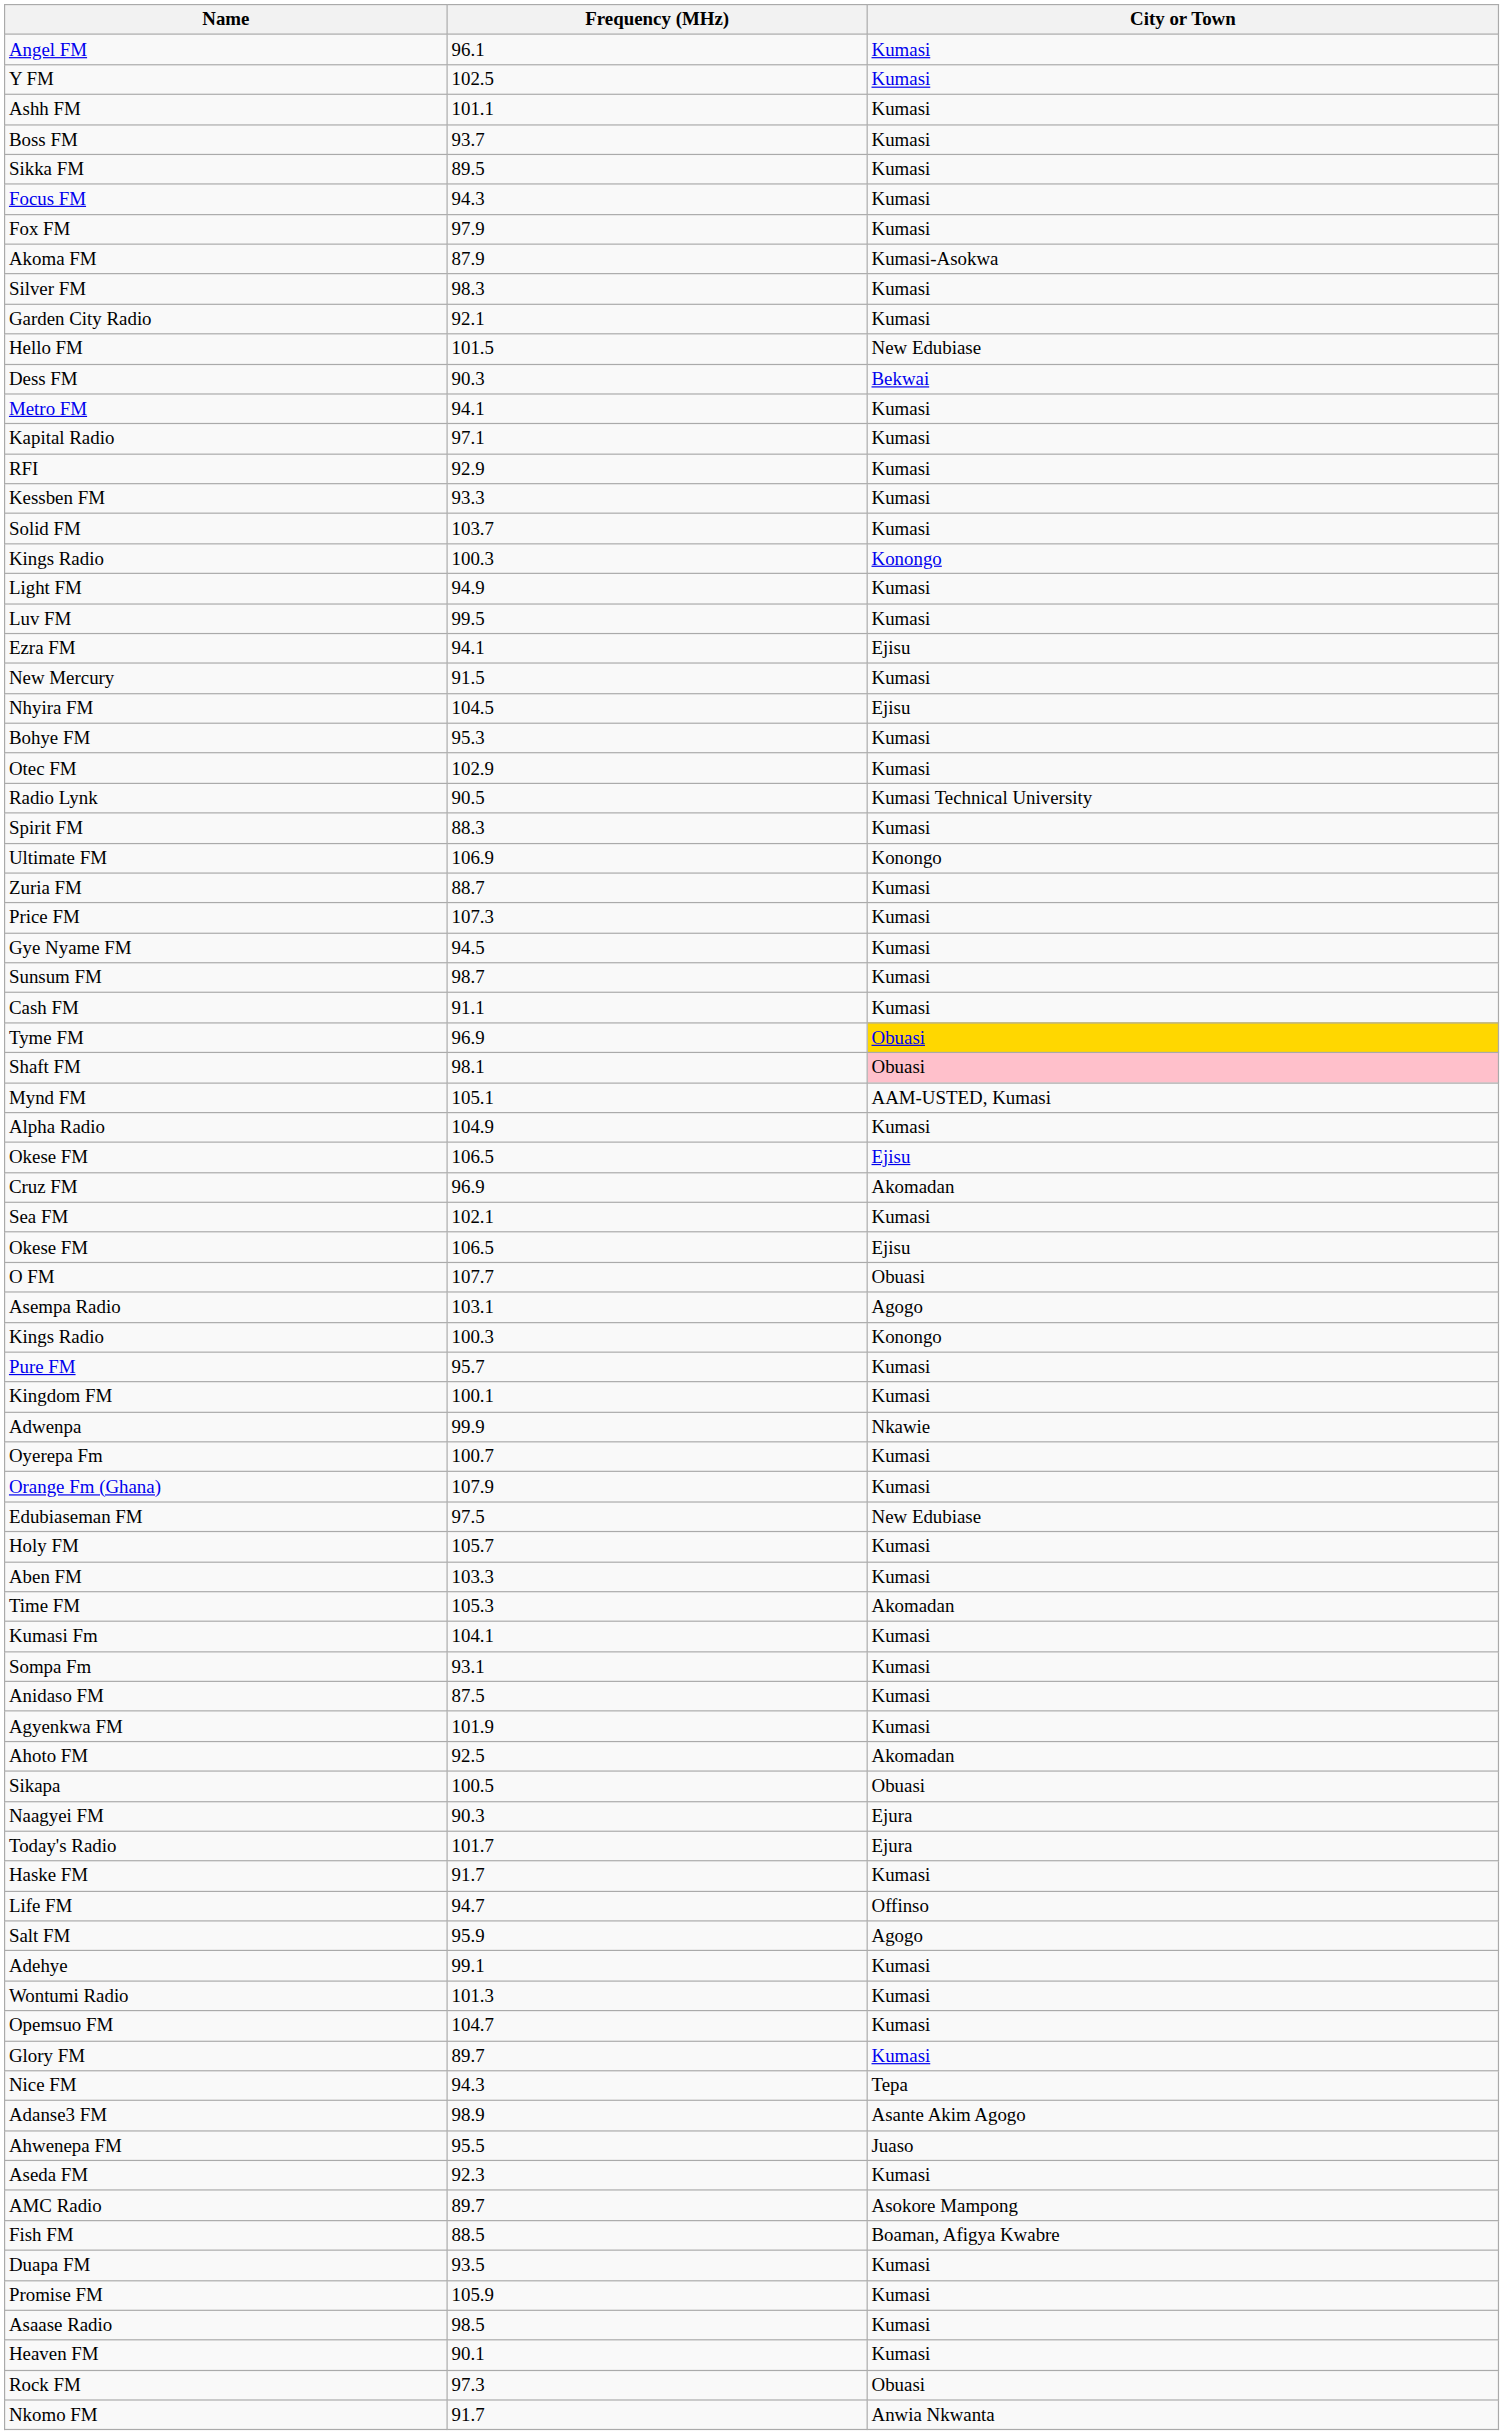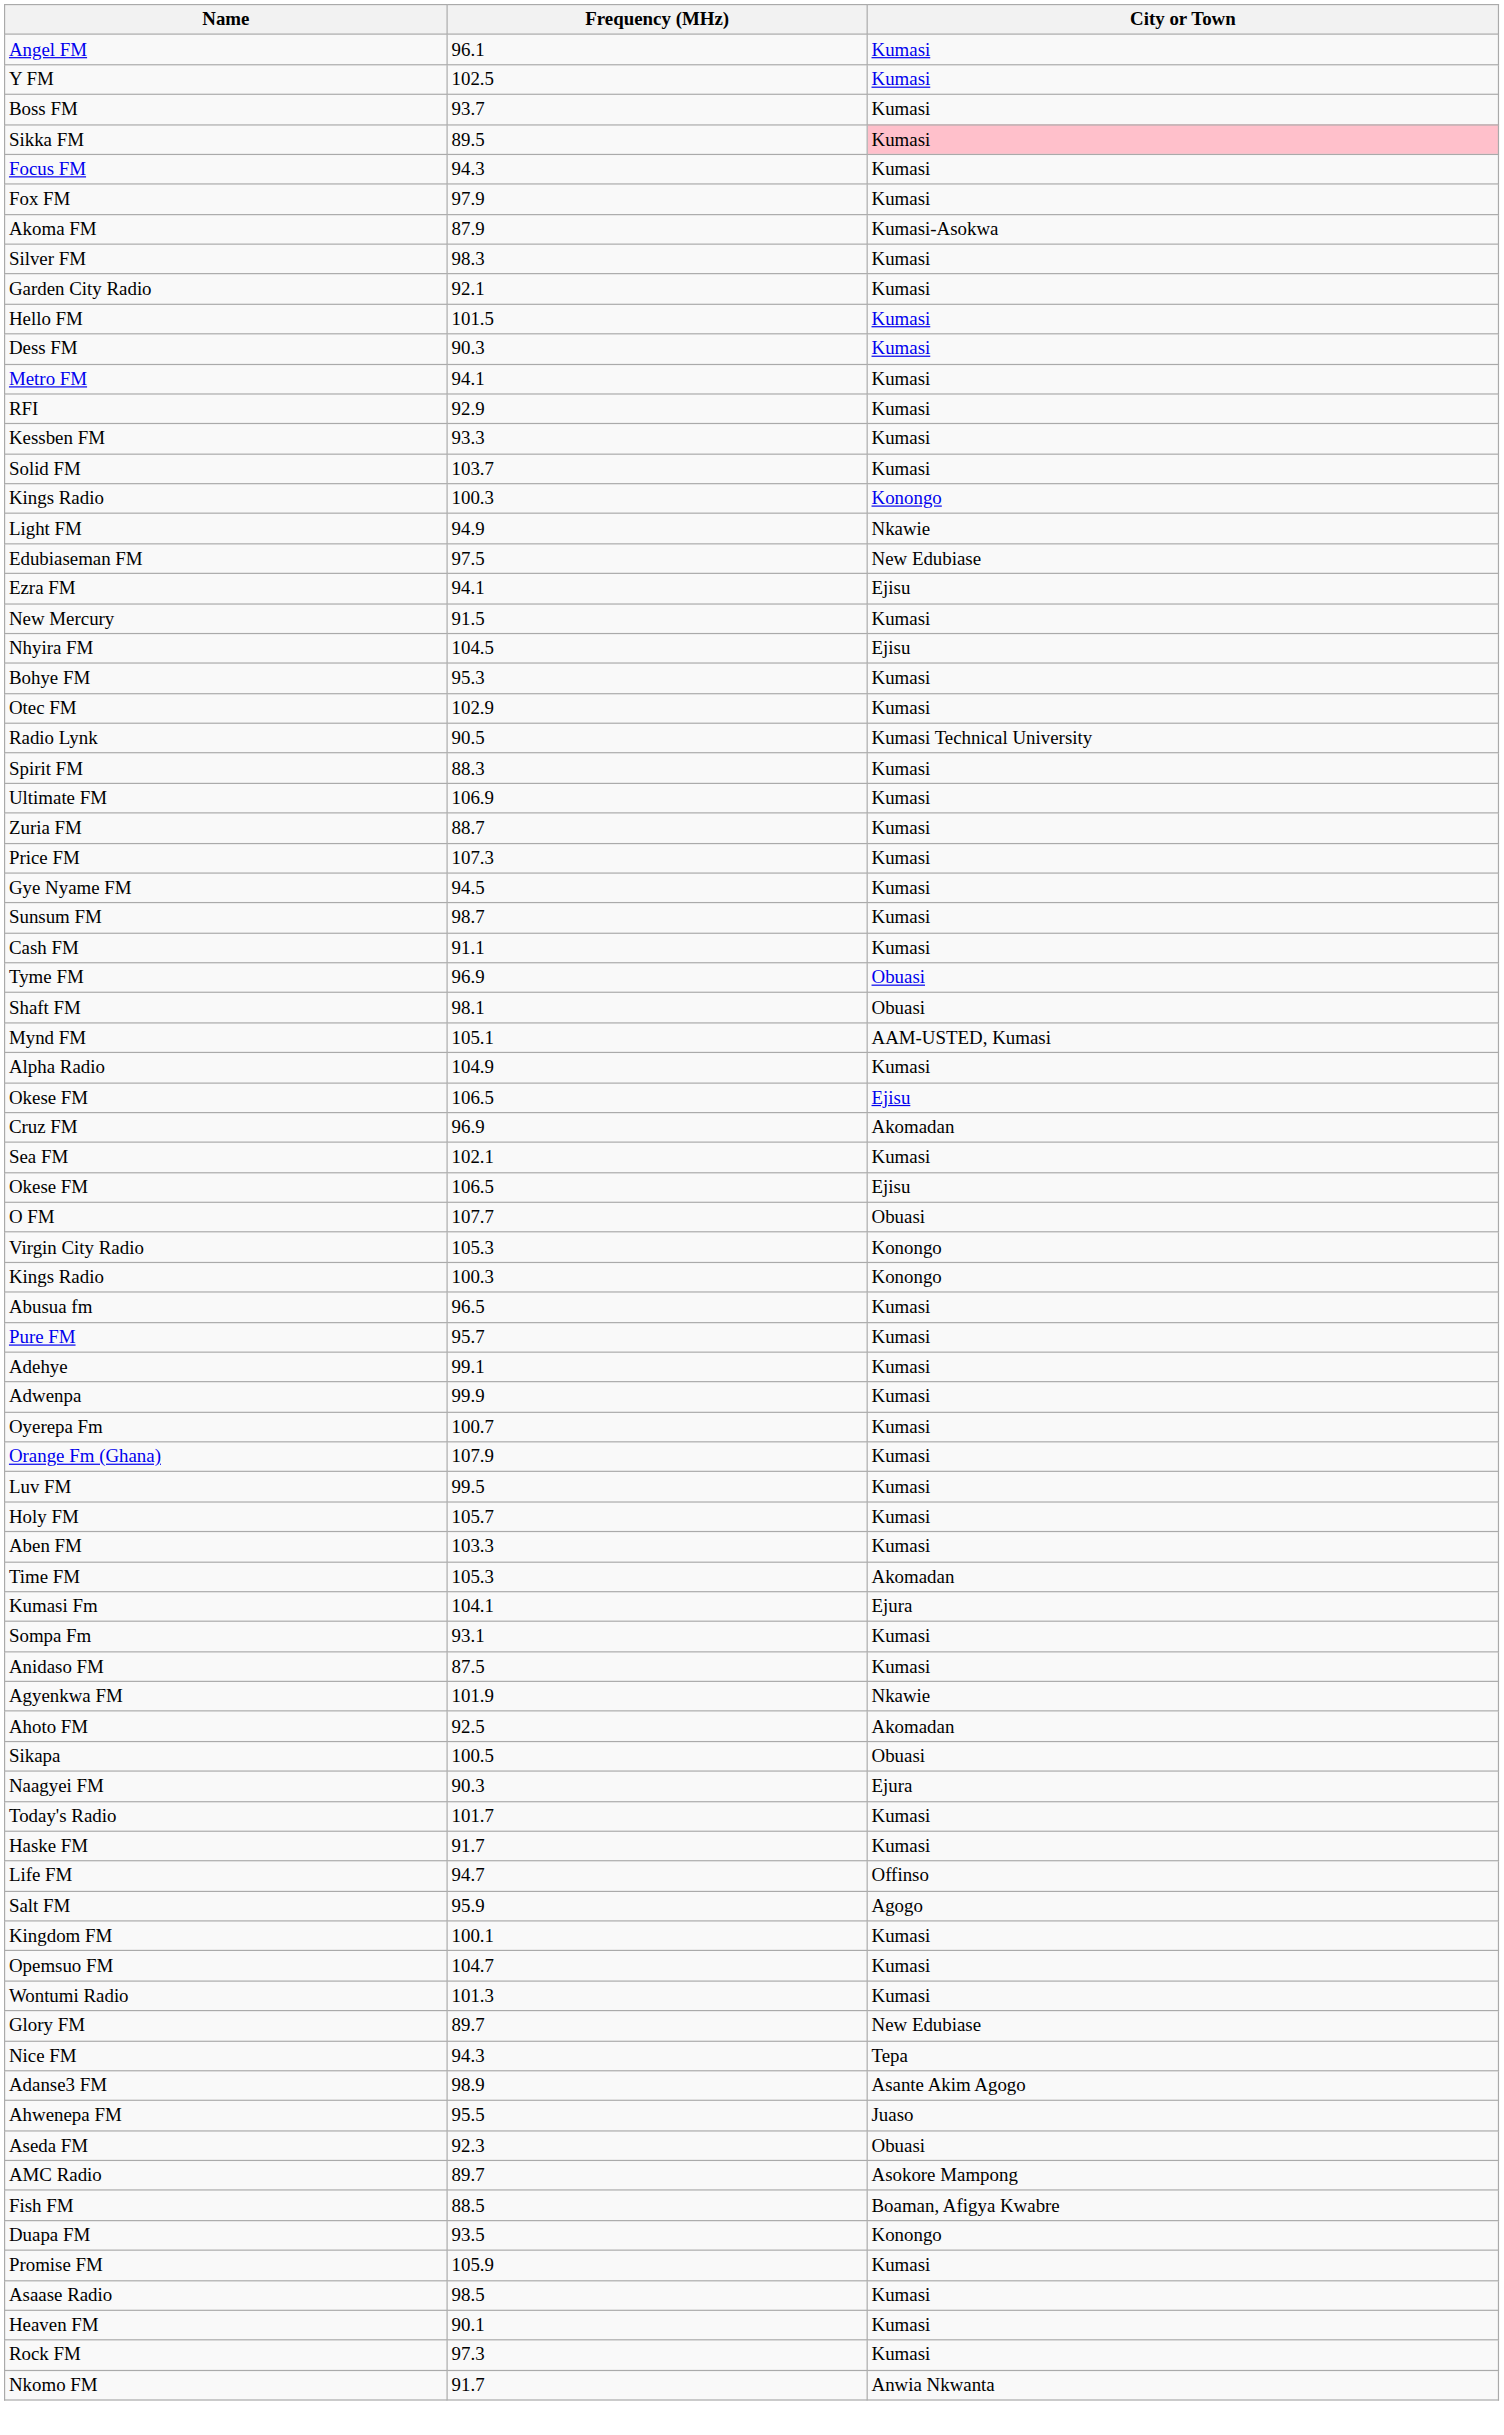- row: (45, 109)
(901, 169) no background -> (901, 139) pink background
(926, 348) New Edubiase -> (901, 318) Kumasi
(900, 378) Bekwai -> (901, 348) Kumasi
- row: (62, 438)
(901, 588) Kumasi -> (901, 528) Nkawie
rows swapped: (40, 618) <-> (76, 1516)
(907, 857) Konongo -> (901, 797) Kumasi
(898, 1037) gold background -> (898, 977) no background
(898, 1067) pink background -> (898, 1007) no background
- row: (65, 1306)
+ row: (76, 1247)
+ row: (51, 1306)
rows swapped: (38, 1965) <-> (61, 1396)
(901, 1426) Nkawie -> (901, 1396) Kumasi
(901, 1636) Kumasi -> (892, 1606) Ejura
(901, 1726) Kumasi -> (901, 1696) Nkawie
(892, 1845) Ejura -> (901, 1816) Kumasi
rows swapped: (69, 1995) <-> (61, 2025)
(901, 2055) Kumasi -> (926, 2025) New Edubiase
(901, 2175) Kumasi -> (898, 2145) Obuasi
(901, 2265) Kumasi -> (907, 2235) Konongo
(898, 2384) Obuasi -> (901, 2354) Kumasi
